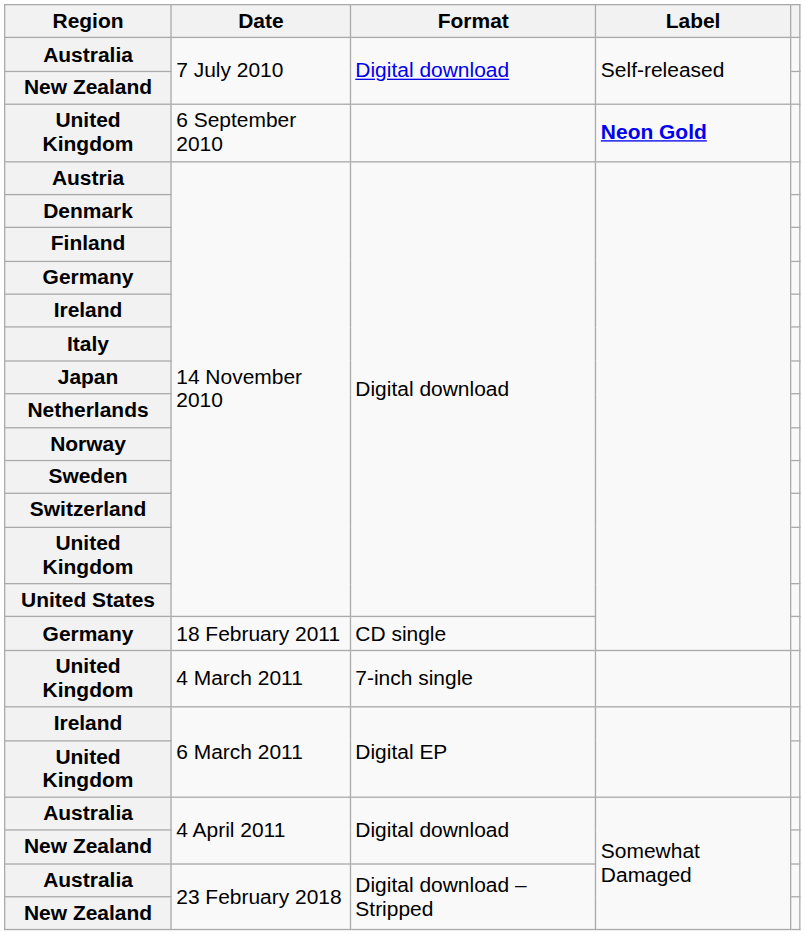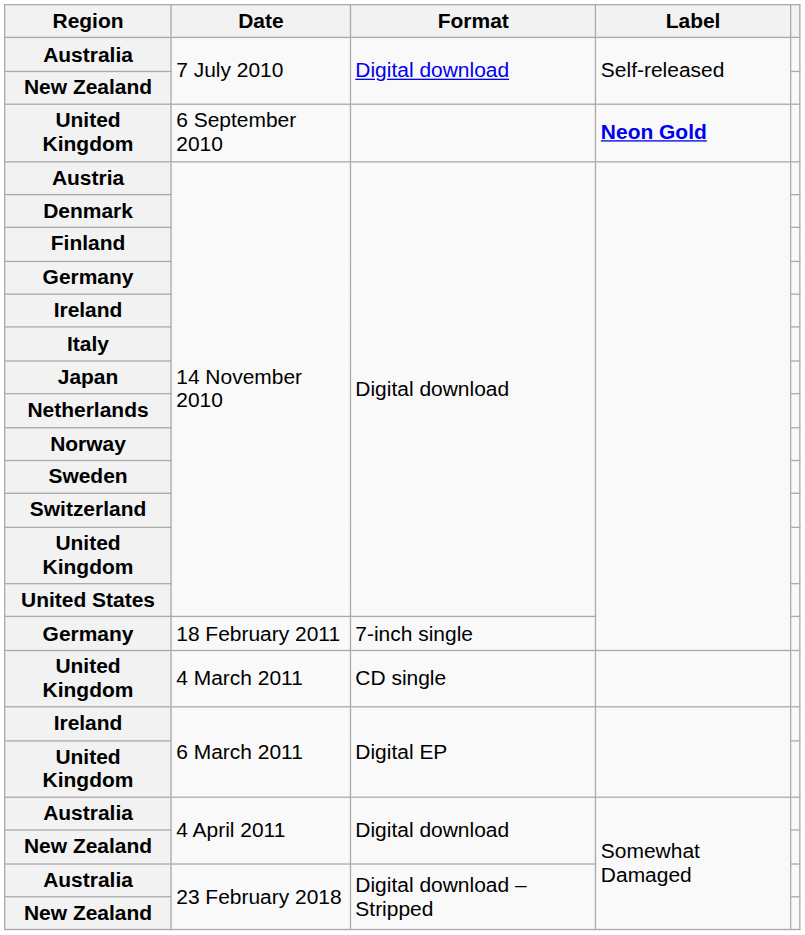(401, 633) CD single -> (414, 633) 7-inch single
(414, 678) 7-inch single -> (401, 678) CD single
